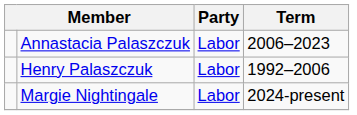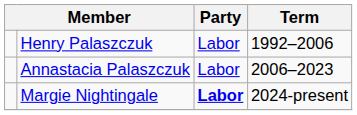rows swapped: (86, 69) <-> (105, 43)
(219, 95) normal -> (220, 95) bold
